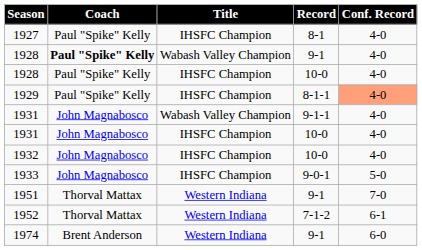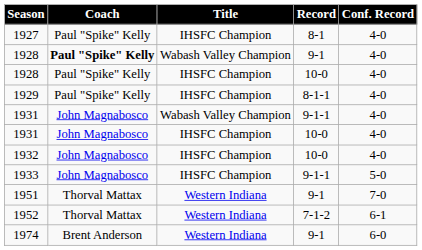(378, 94) lightsalmon background -> (378, 94) no background
(316, 174) 9-0-1 -> (316, 174) 9-1-1
